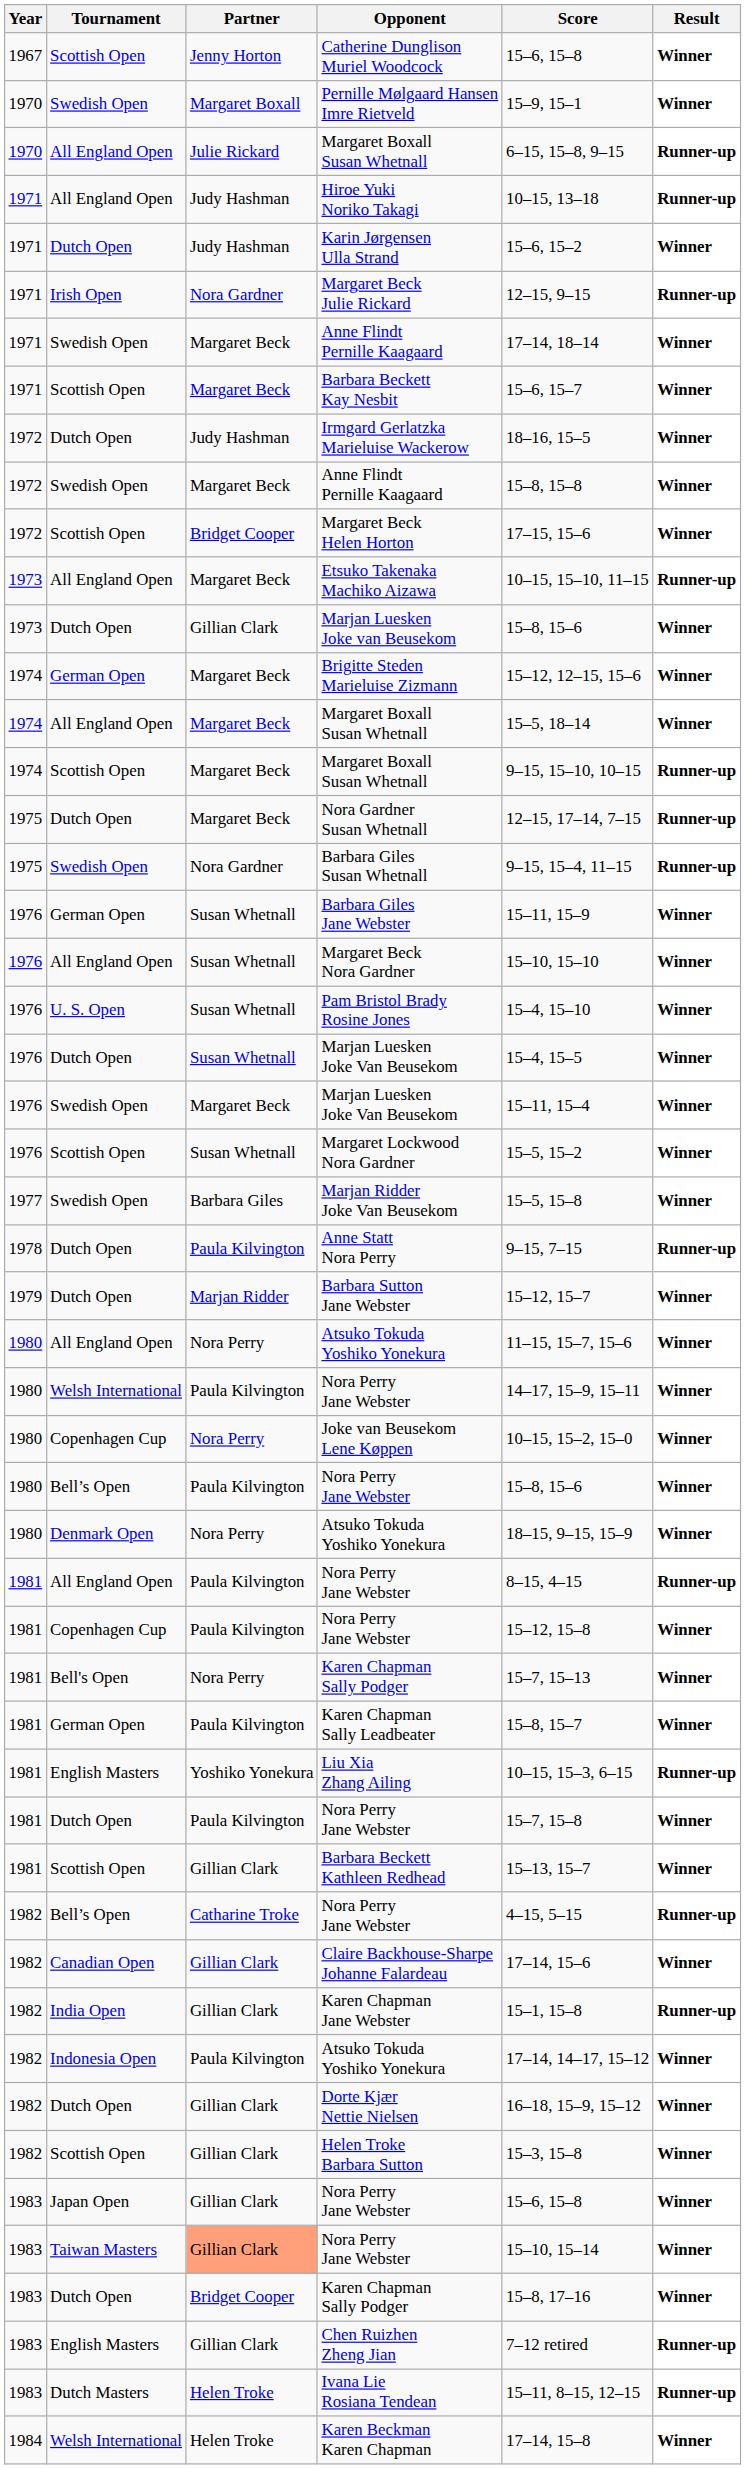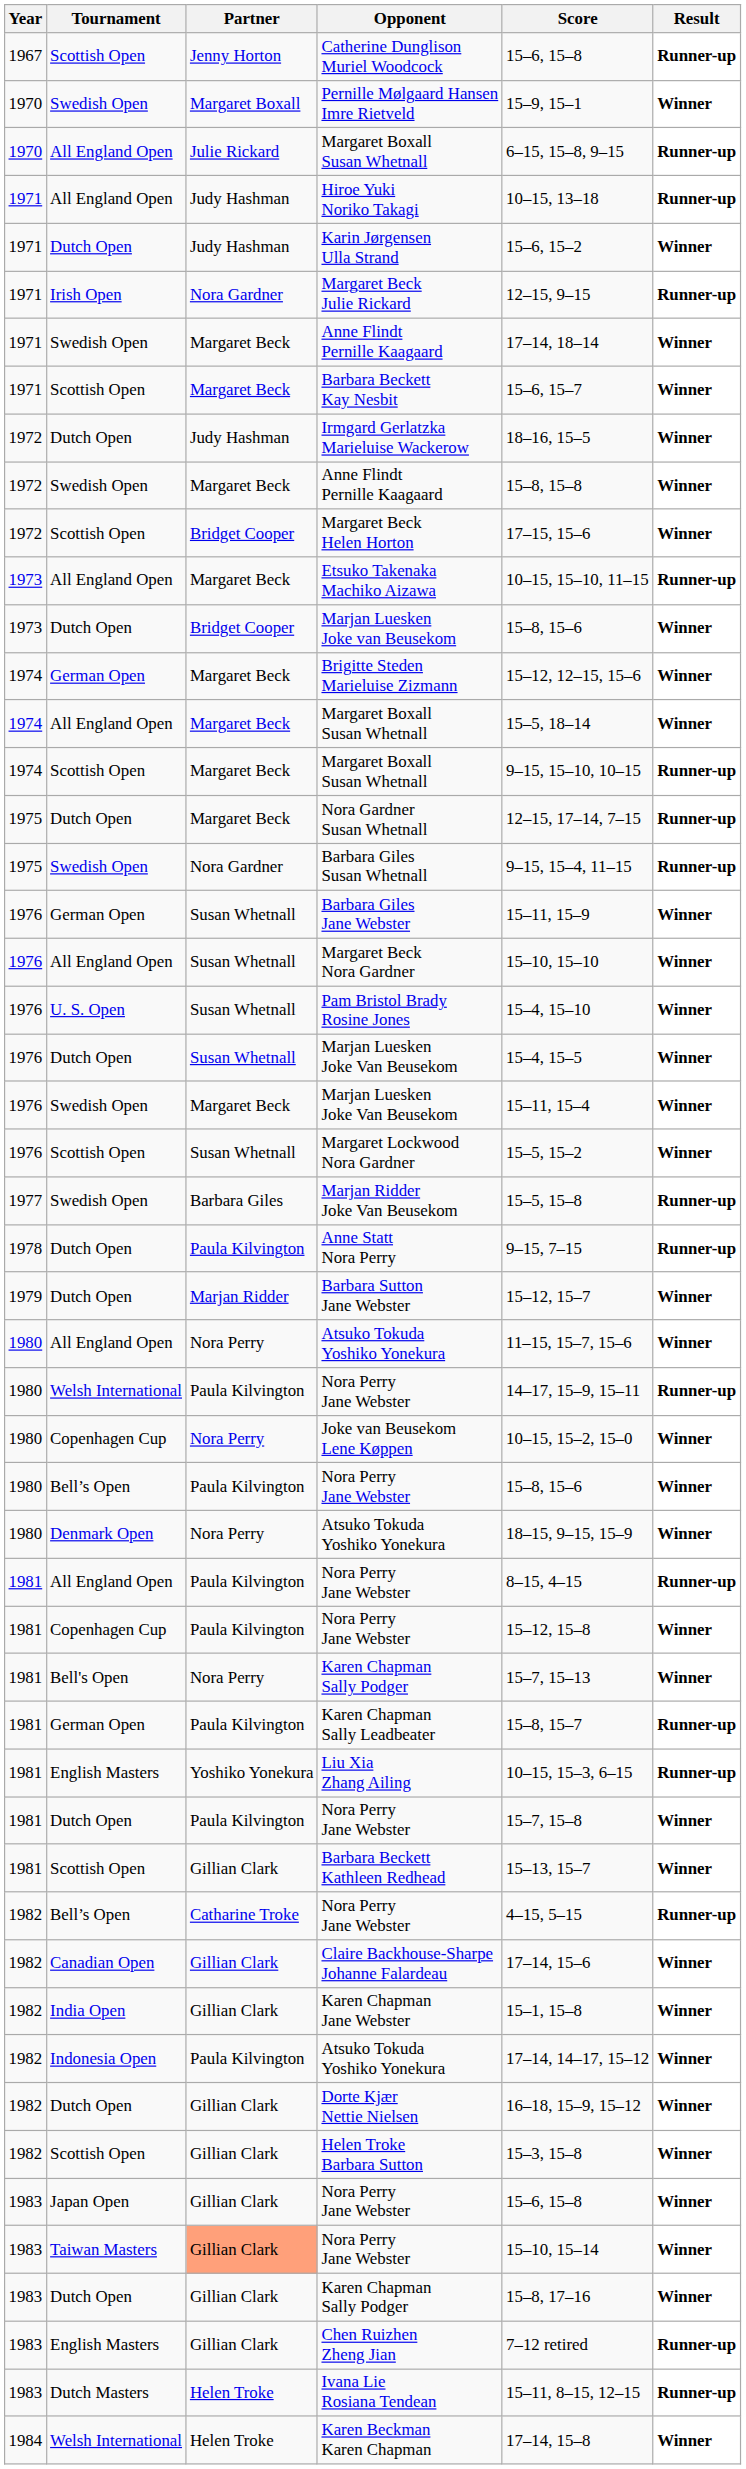(685, 56) Winner -> (697, 56) Runner-up
(234, 628) Gillian Clark -> (242, 628) Bridget Cooper
(685, 1200) Winner -> (697, 1200) Runner-up
(685, 1391) Winner -> (697, 1391) Runner-up
(685, 1725) Winner -> (697, 1725) Runner-up
(697, 2011) Runner-up -> (685, 2011) Winner
(242, 2297) Bridget Cooper -> (234, 2297) Gillian Clark
